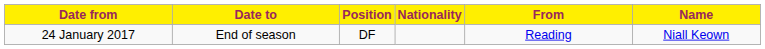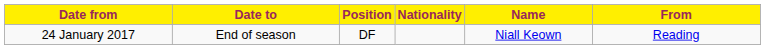columns swapped: (696, 15) <-> (548, 15)
